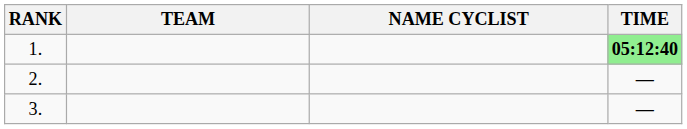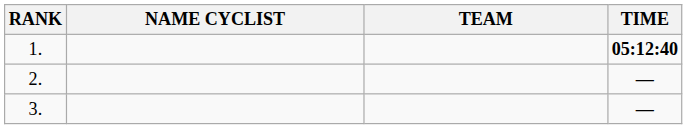columns swapped: (459, 19) <-> (188, 19)
(645, 49) lightgreen background -> (645, 49) no background
